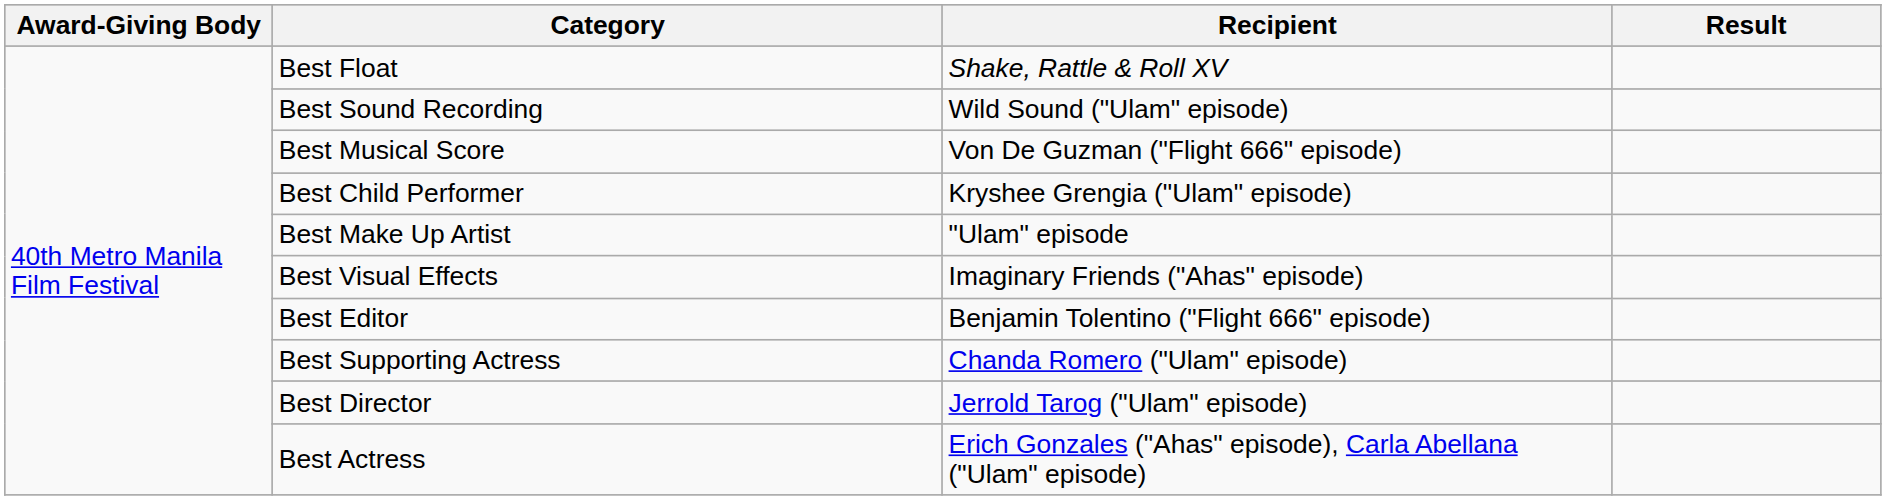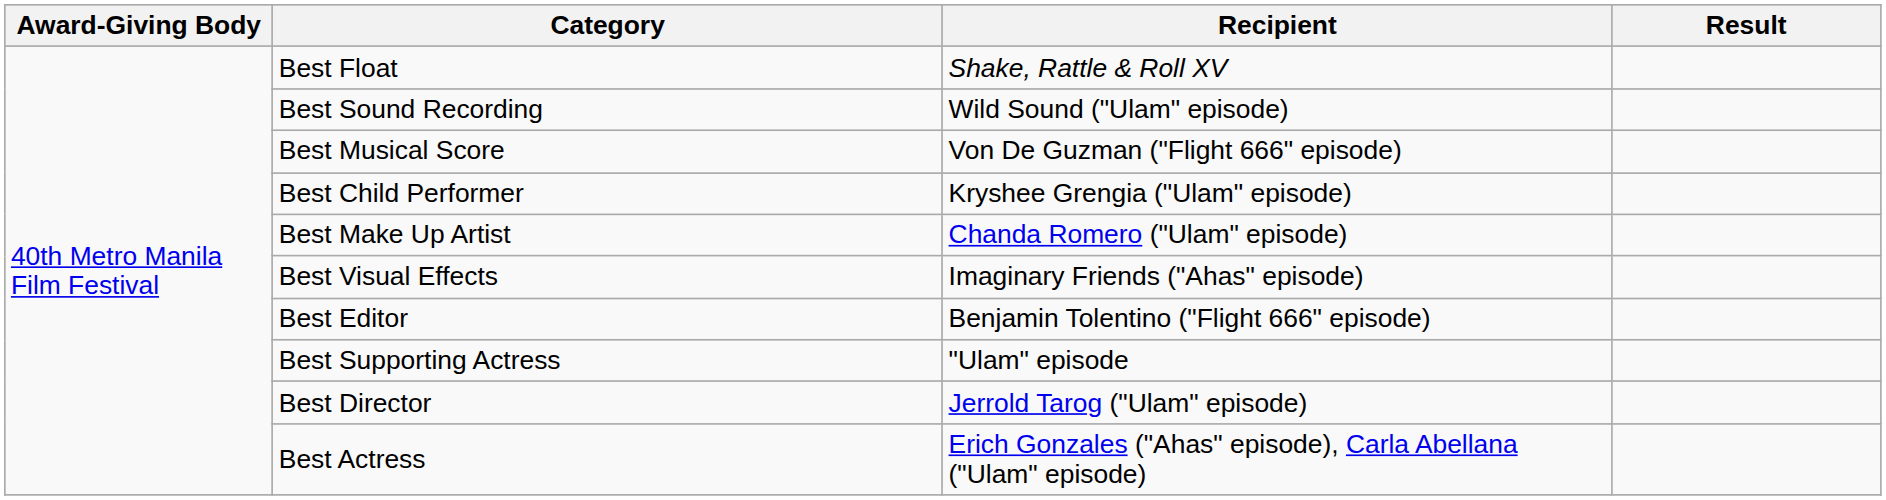(1039, 234) "Ulam" episode -> (1148, 234) Chanda Romero ("Ulam" episode)
(1148, 360) Chanda Romero ("Ulam" episode) -> (1039, 360) "Ulam" episode
